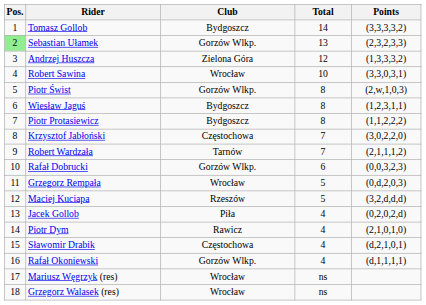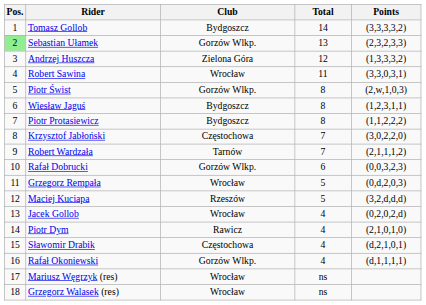(323, 74) 10 -> (323, 74) 11
(228, 214) Piła -> (228, 214) Wrocław
